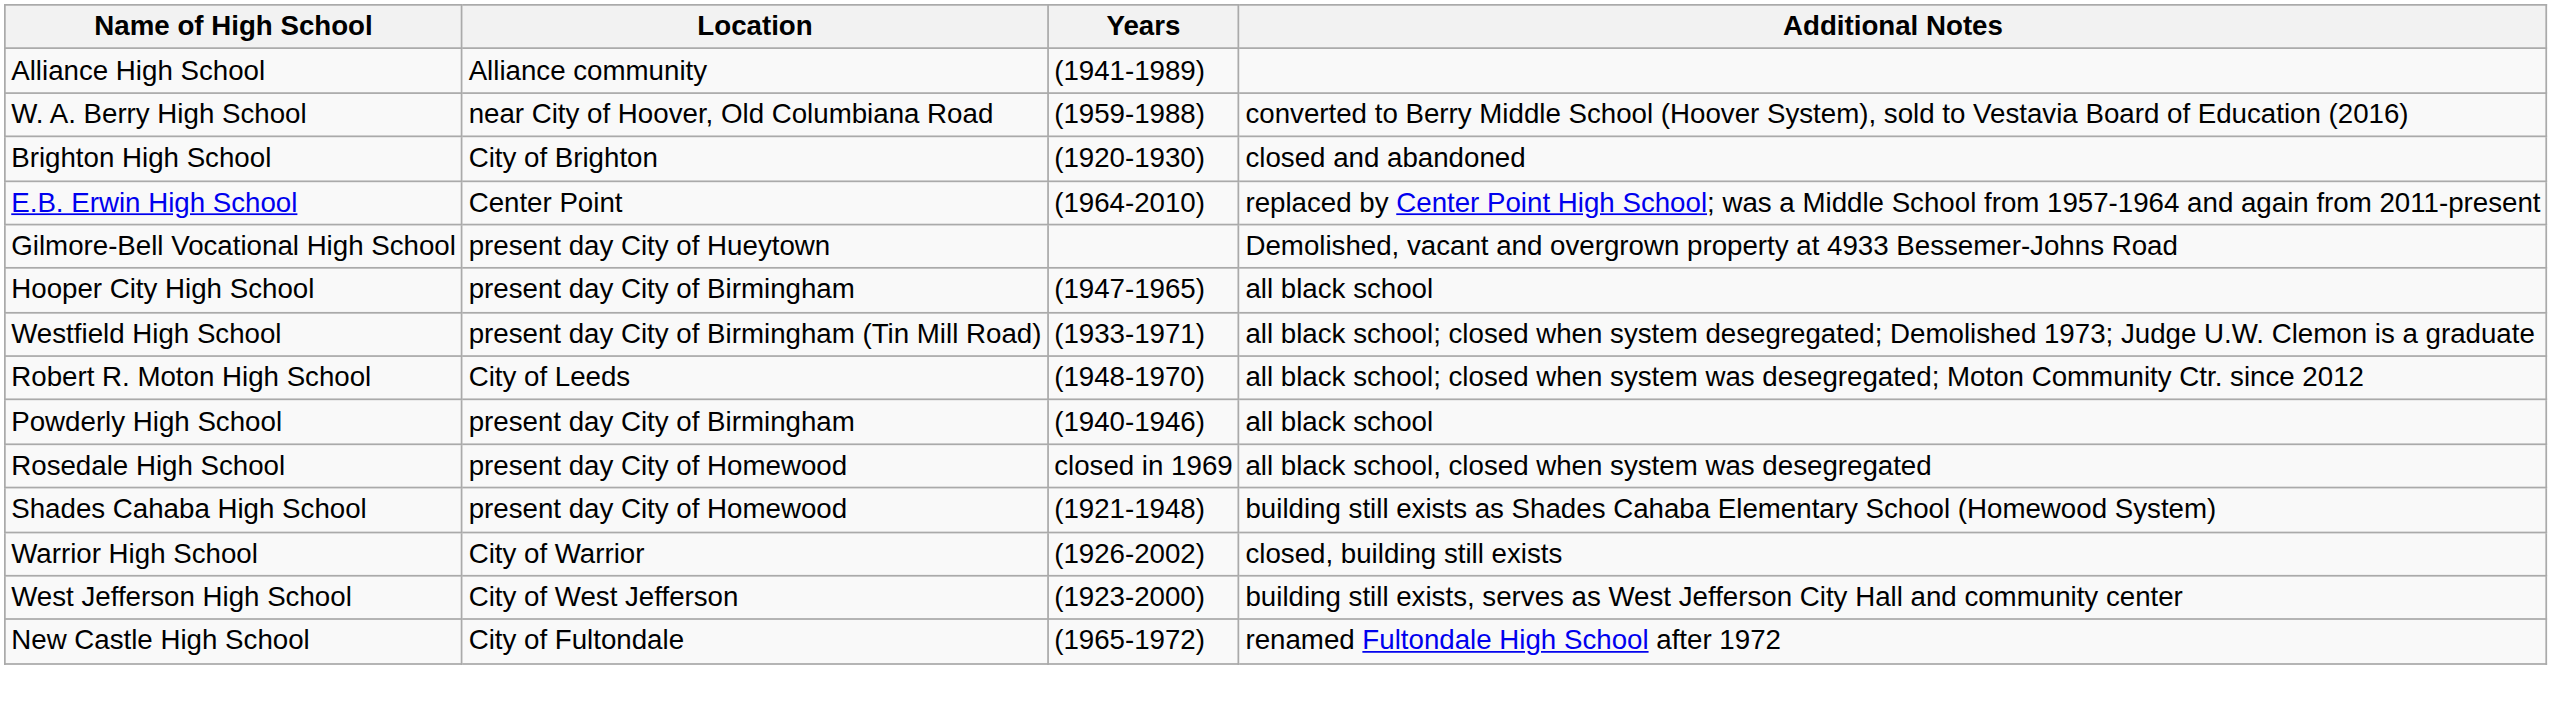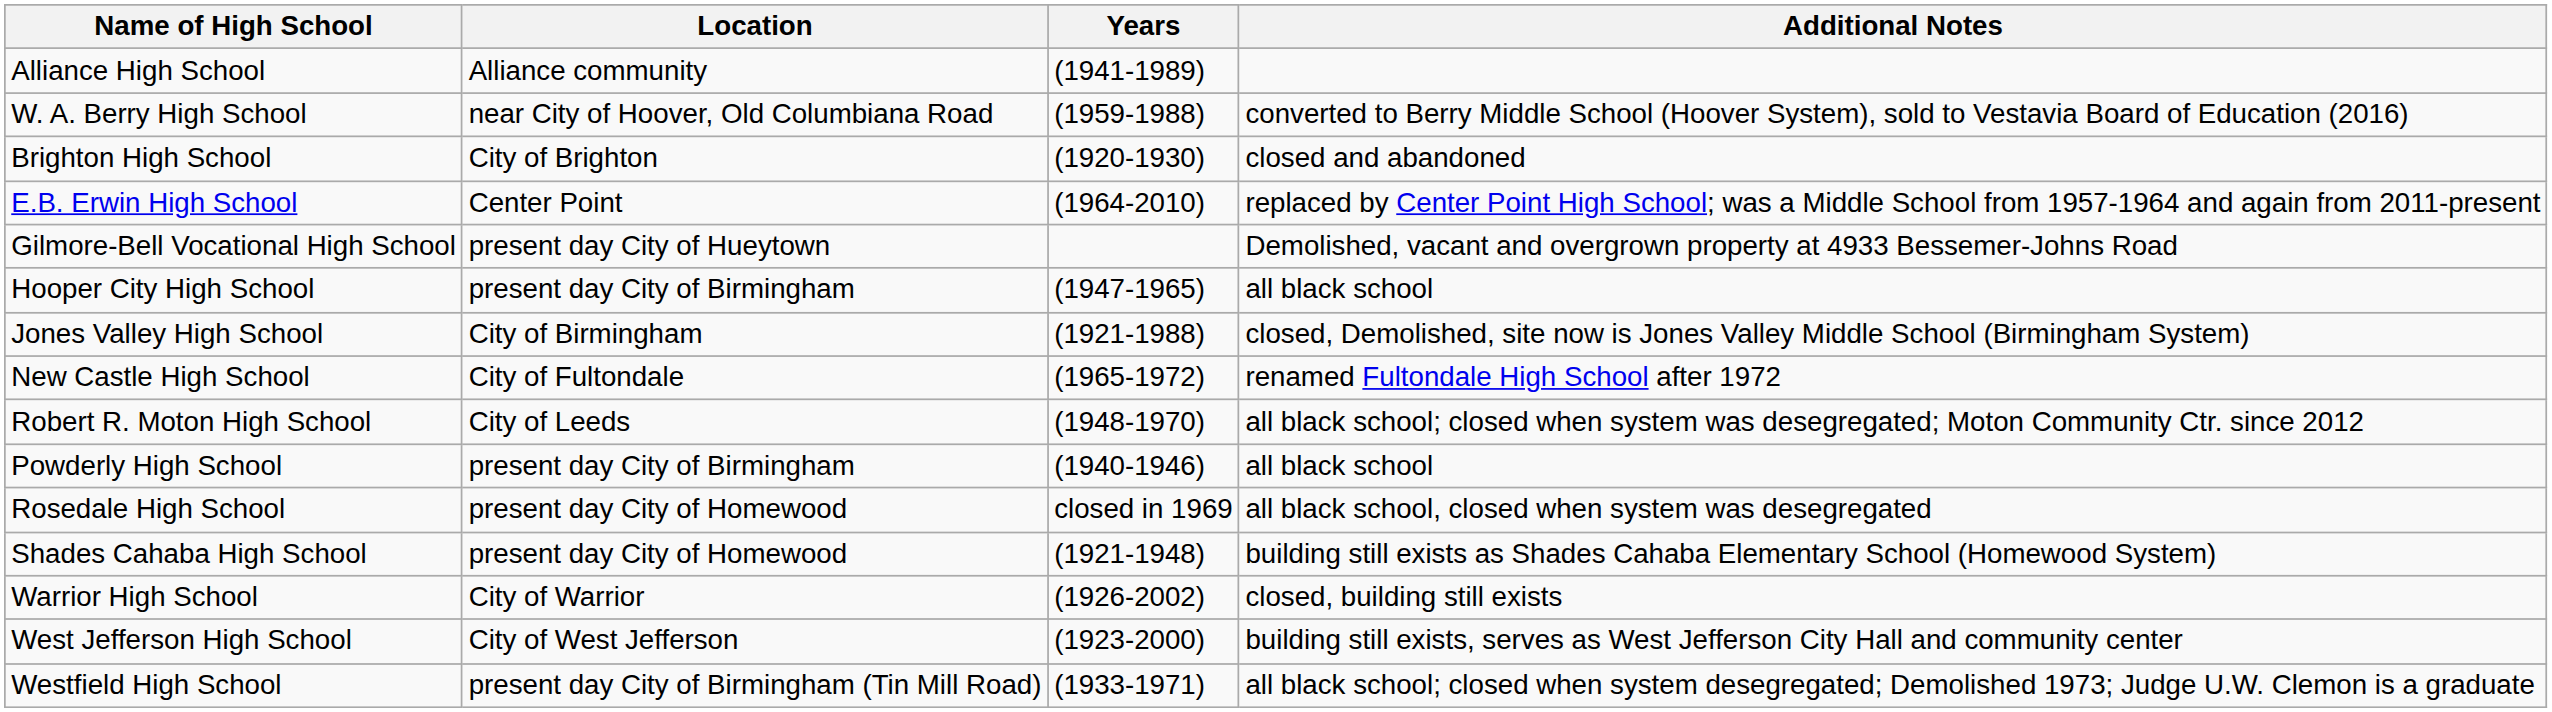+ row: (167, 333)
rows swapped: (160, 641) <-> (146, 333)
